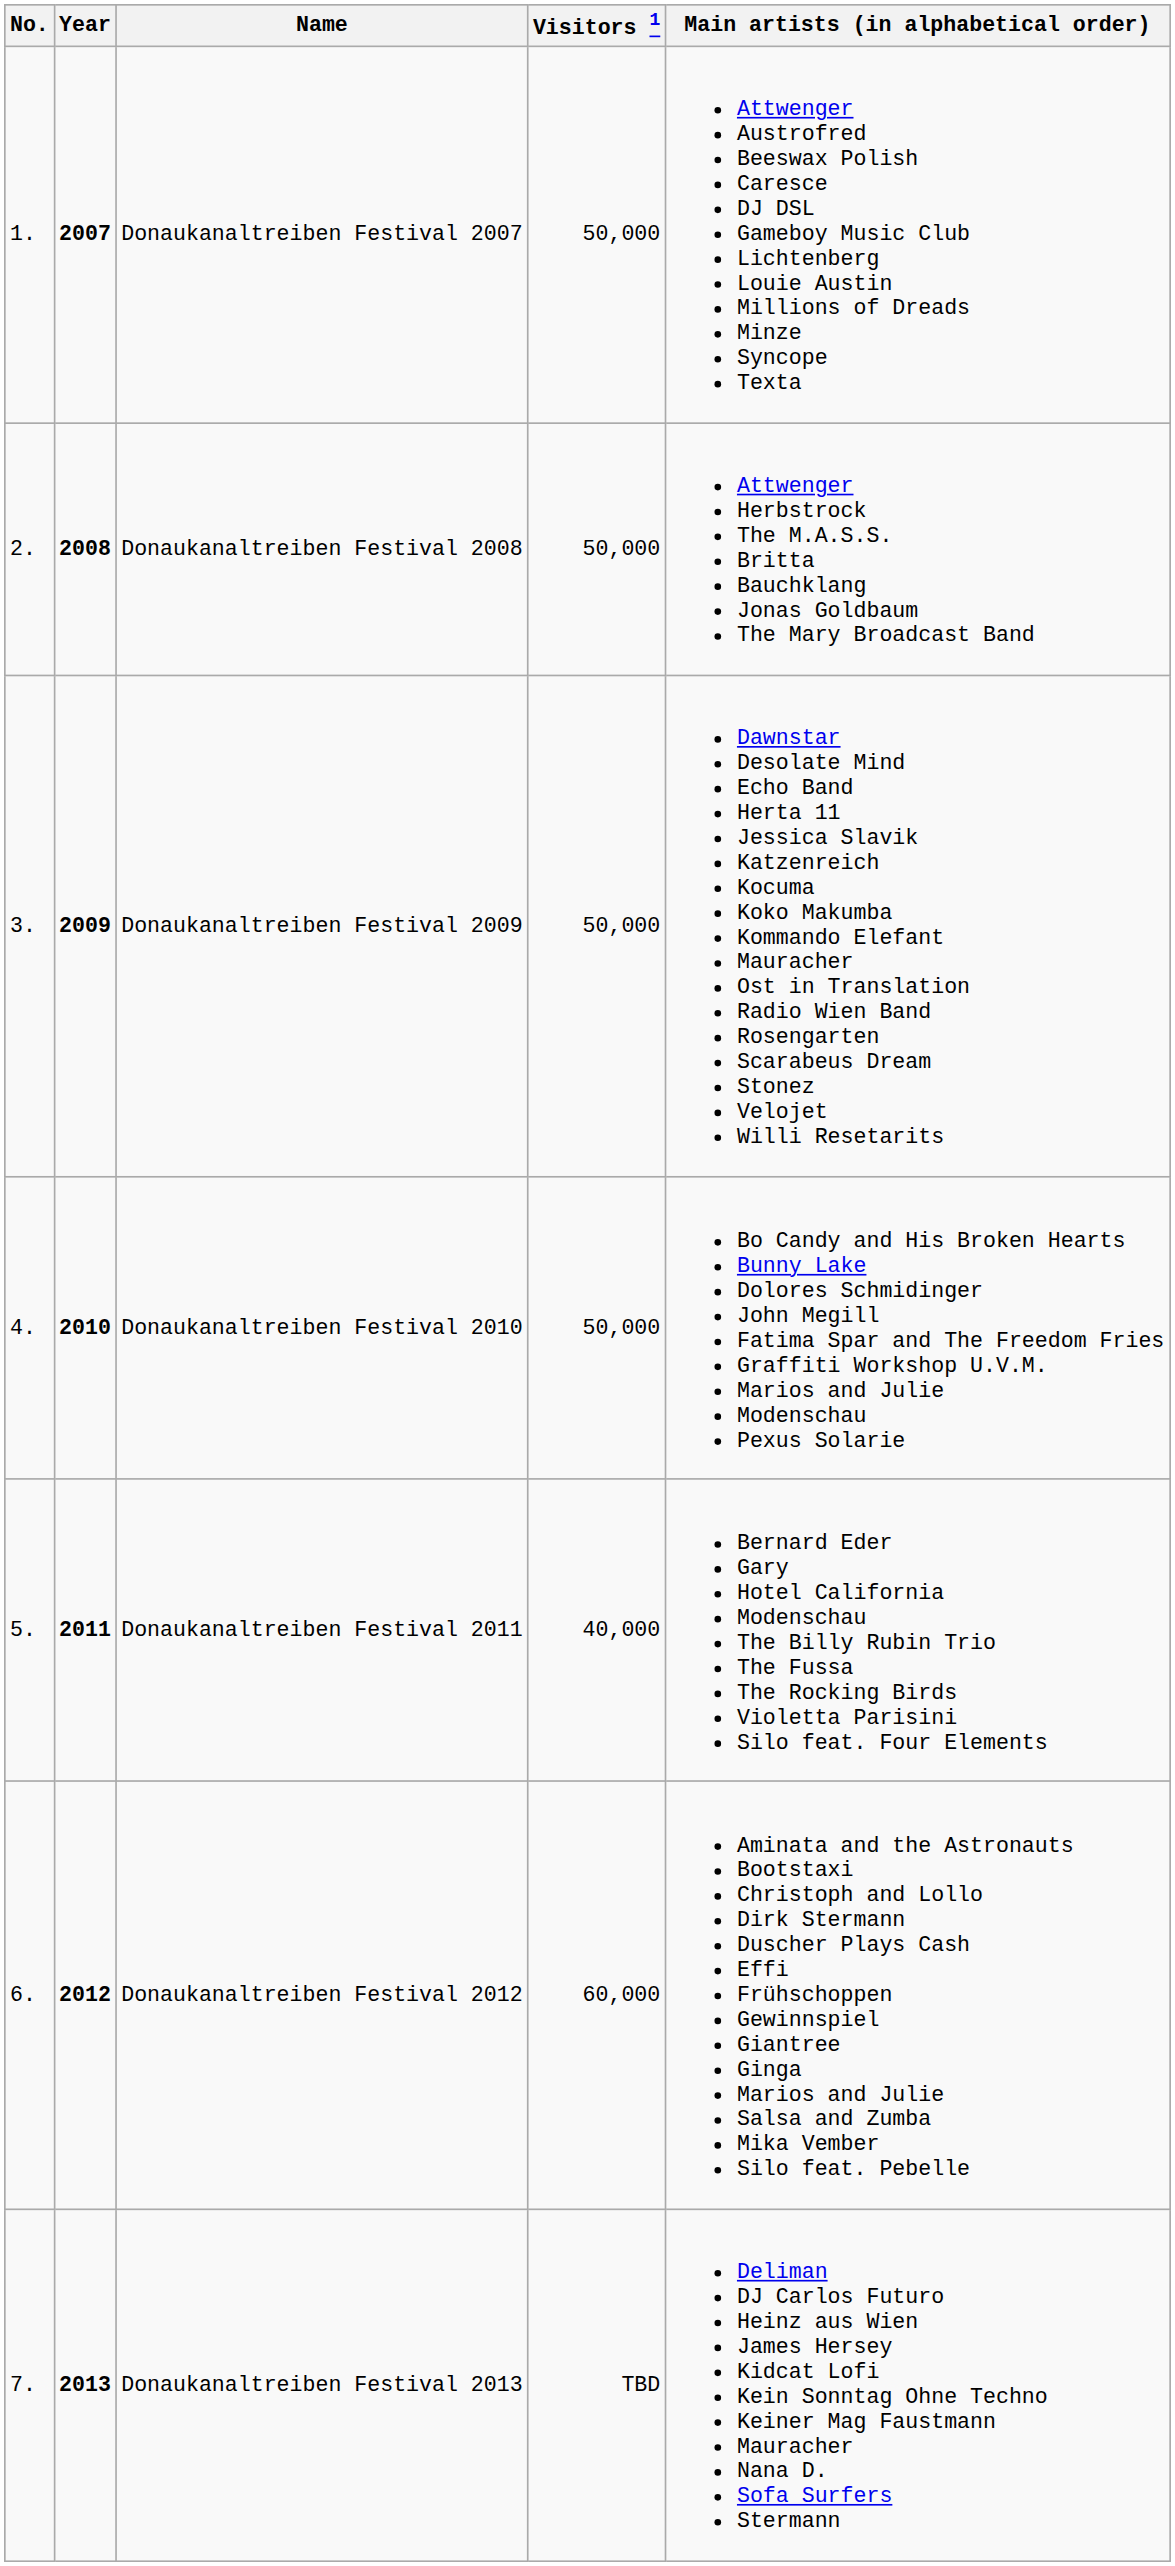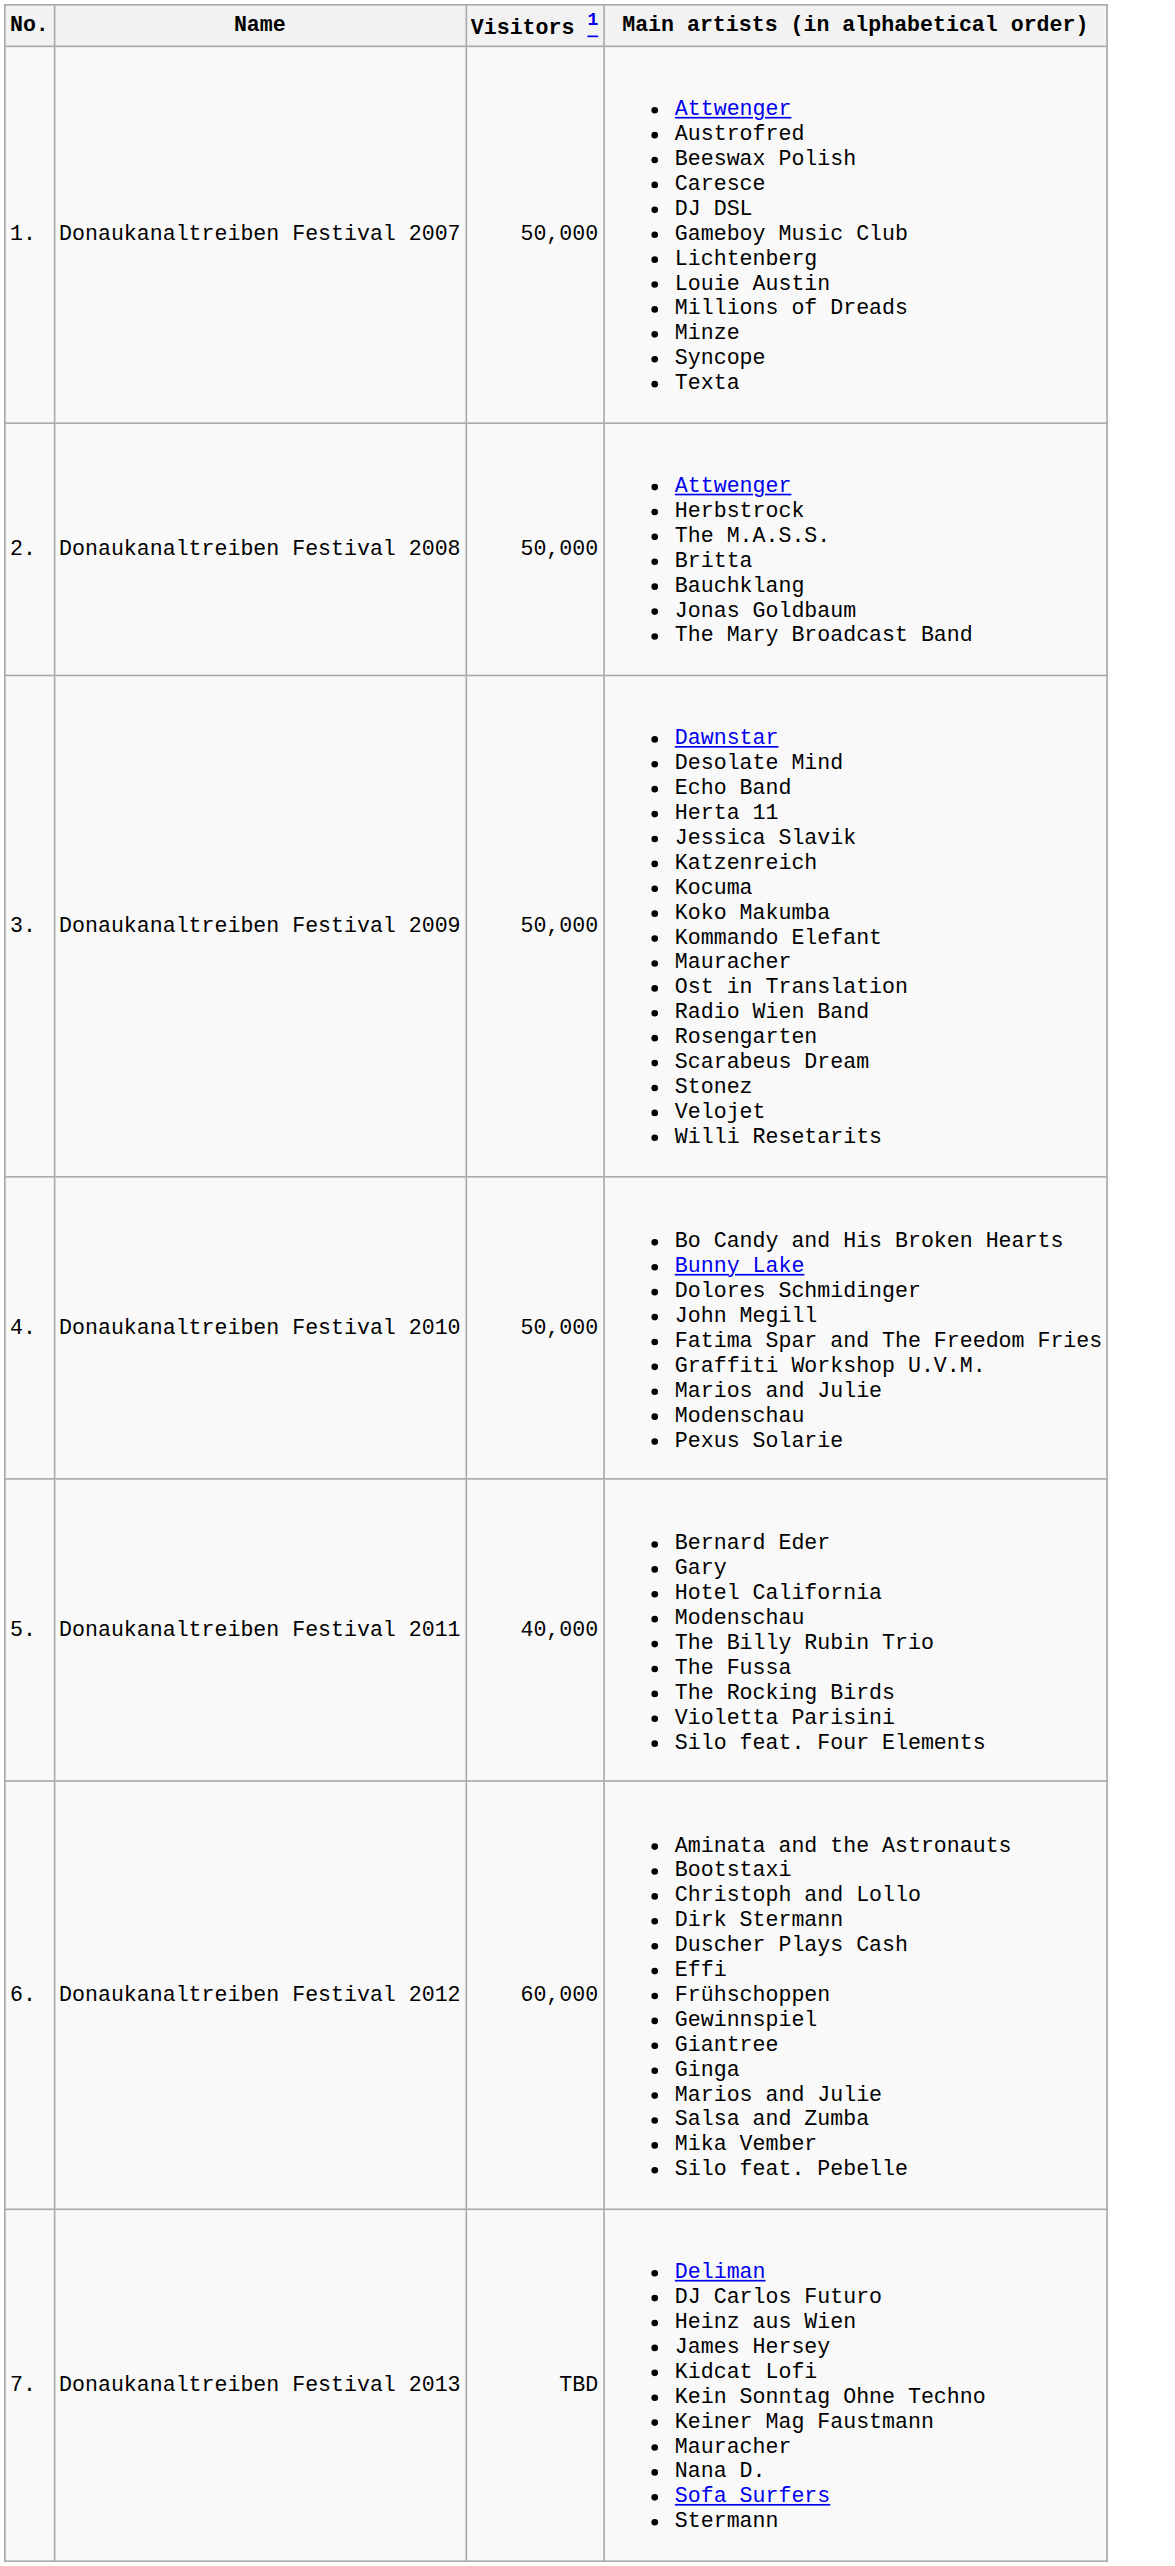- column: (85, 25)
